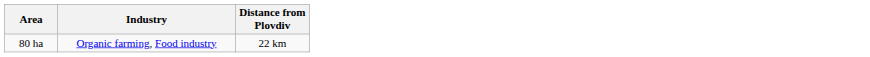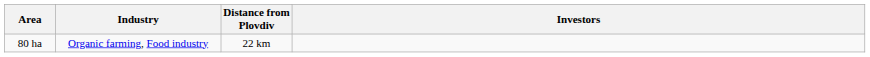+ column: (578, 19)
